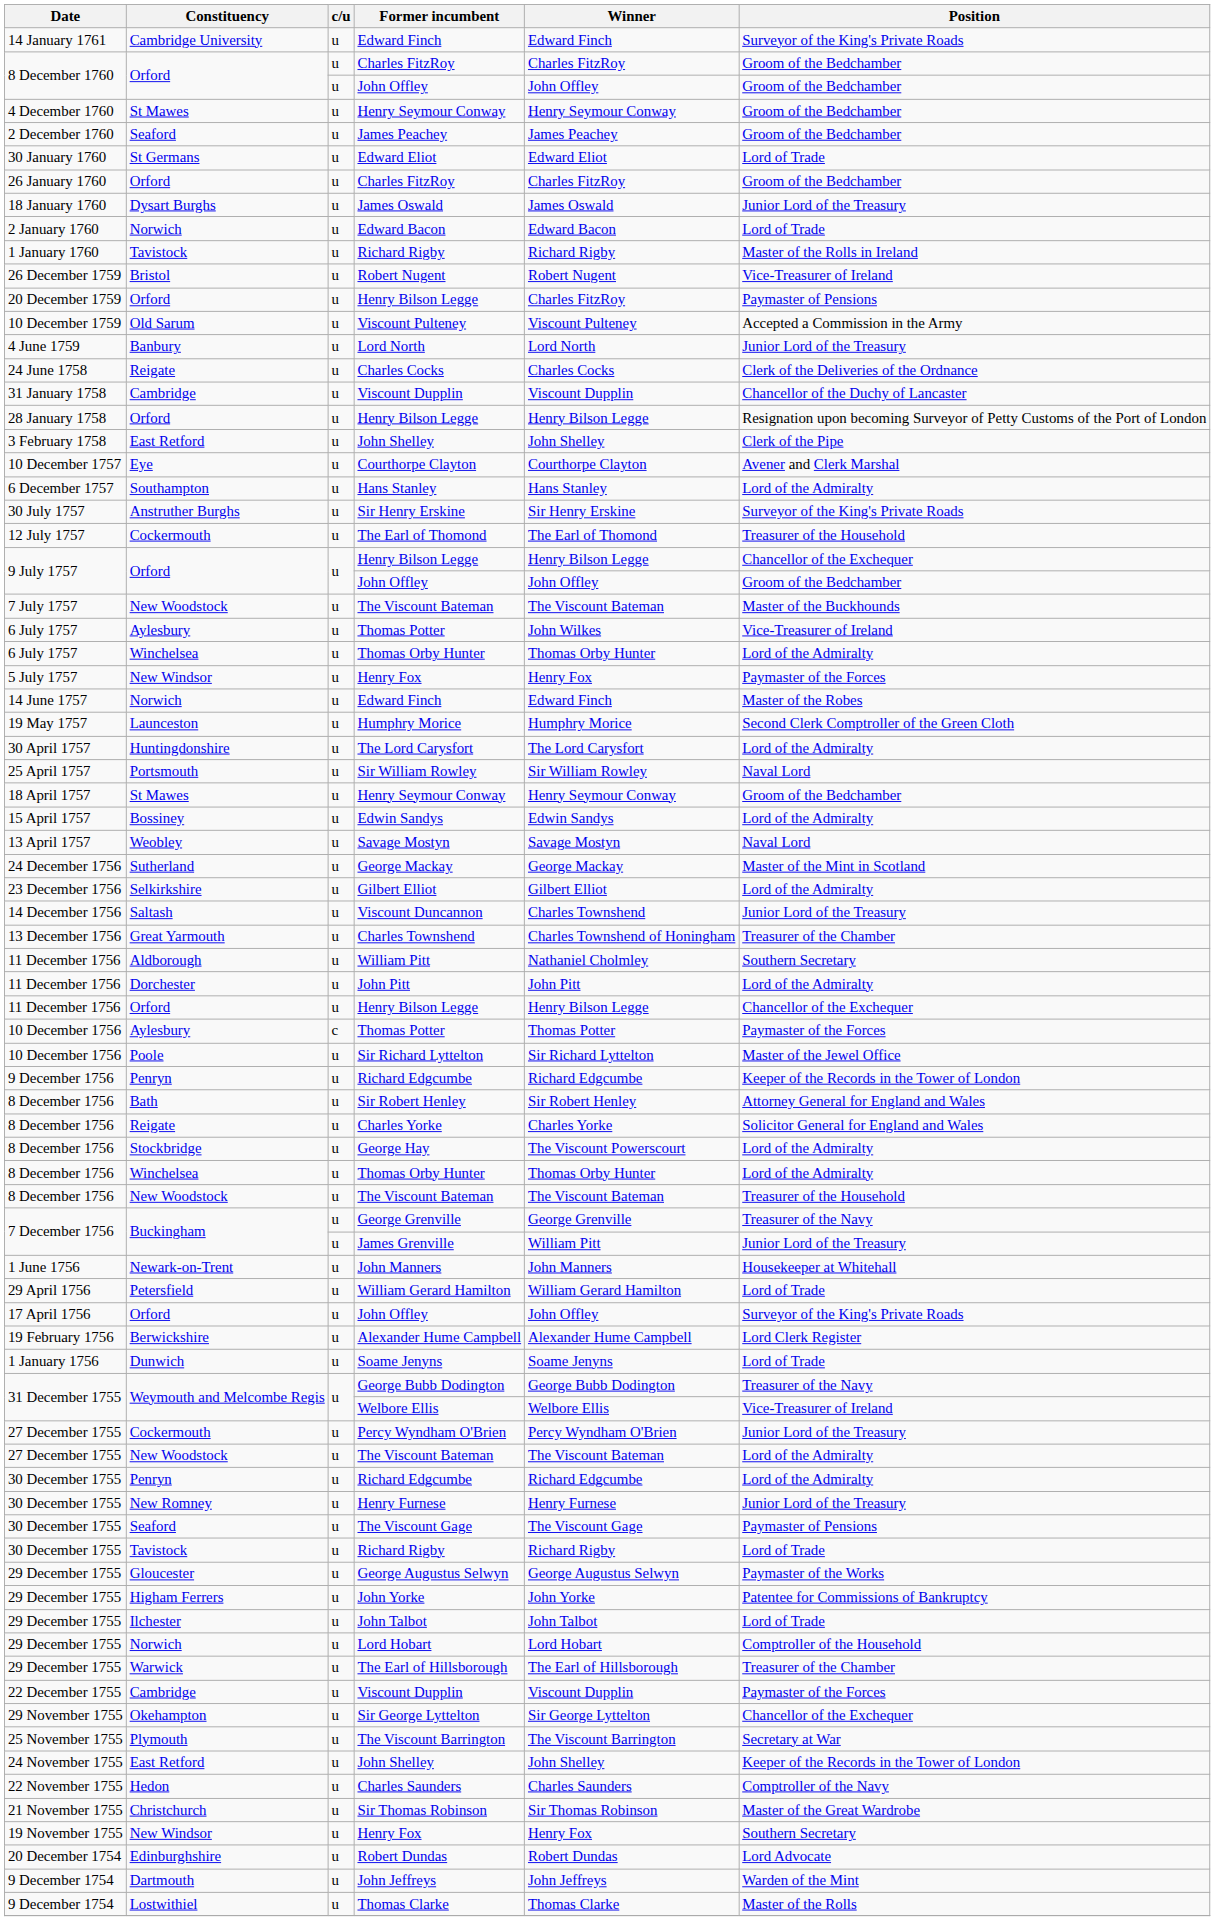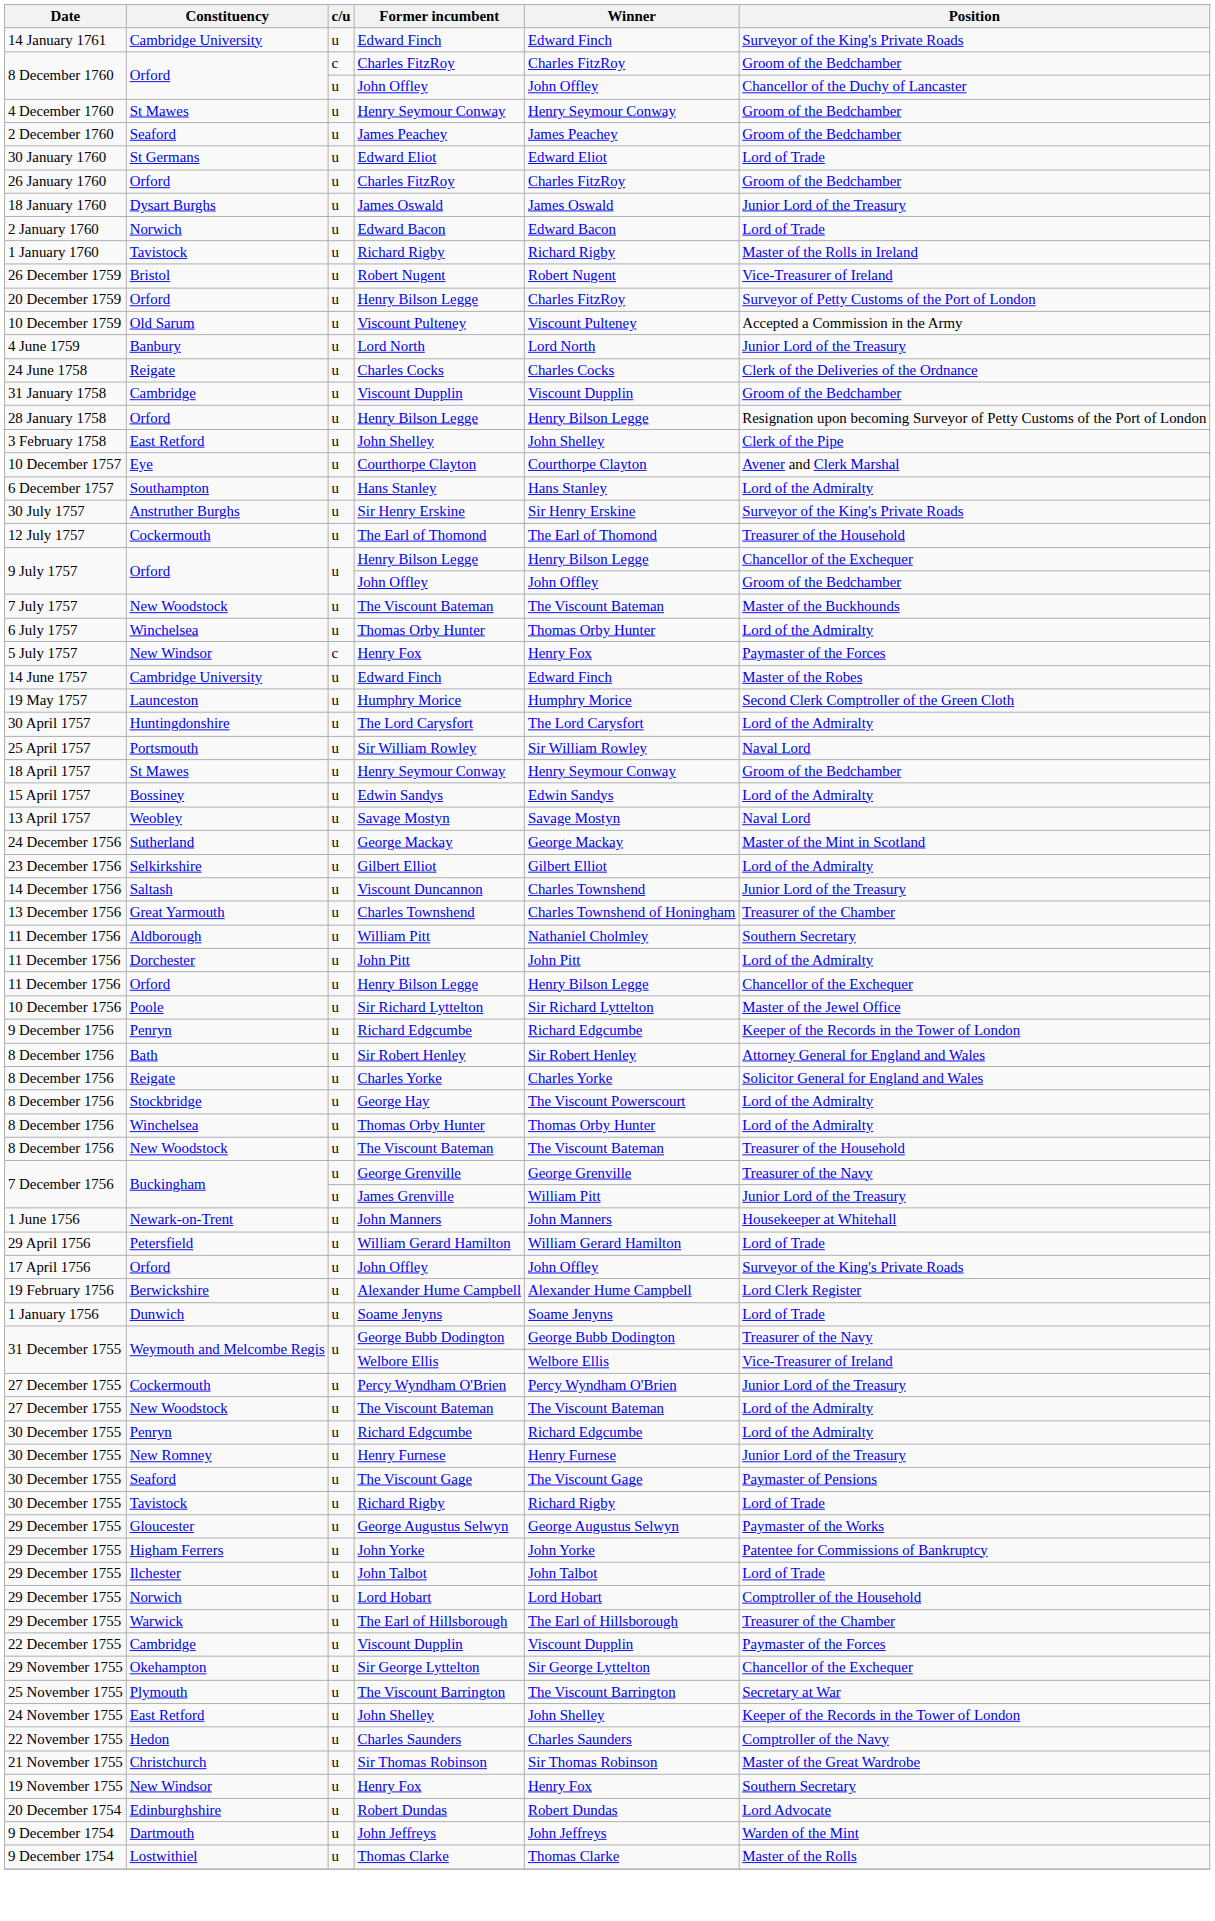(335, 63) u -> (335, 63) c
(822, 87) Groom of the Bedchamber -> (854, 87) Chancellor of the Duchy of Lancaster
(810, 299) Paymaster of Pensions -> (889, 299) Surveyor of Petty Customs of the Port of London
(854, 393) Chancellor of the Duchy of Lancaster -> (822, 393) Groom of the Bedchamber
- row: (43, 629)
(335, 677) u -> (335, 653) c
(156, 700) Norwich -> (196, 677) Cambridge University
- row: (65, 1031)
